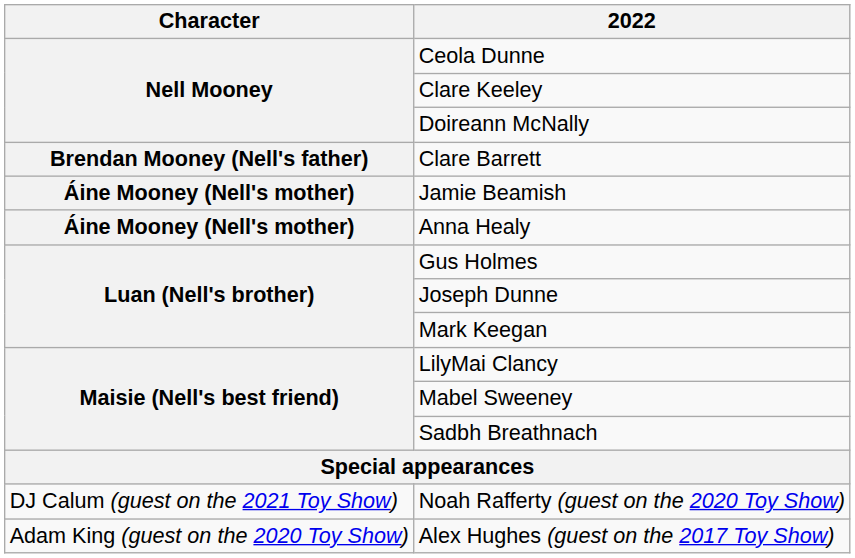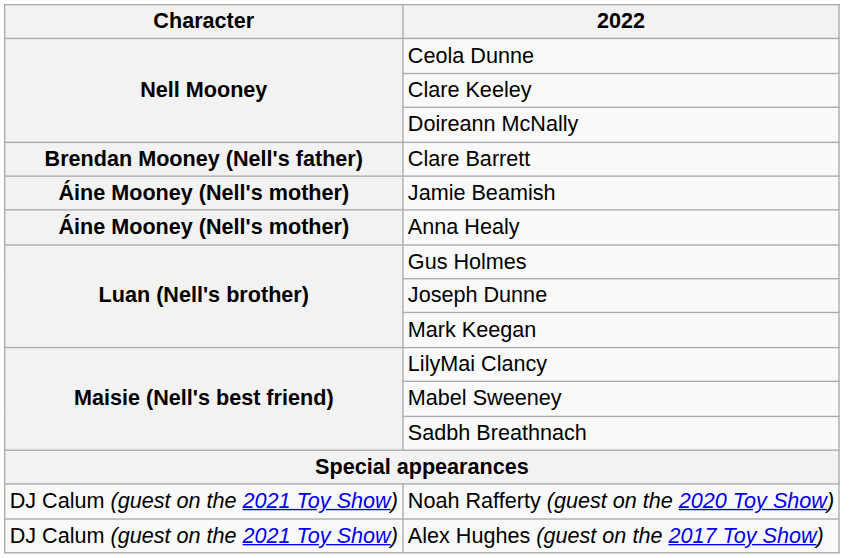(209, 535) Adam King (guest on the 2020 Toy Show) -> (204, 535) DJ Calum (guest on the 2021 Toy Show)
